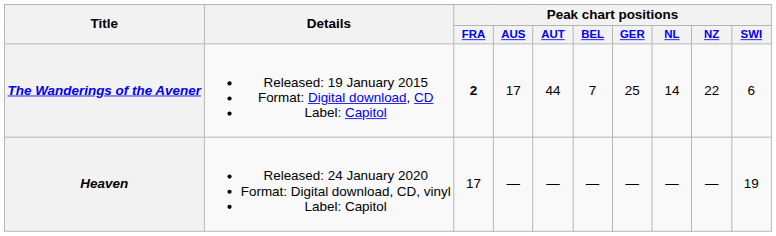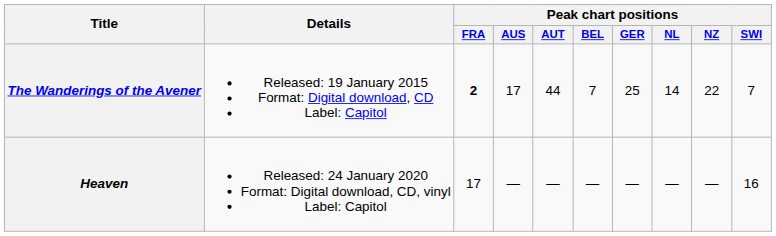(751, 90) 6 -> (751, 90) 7
(751, 184) 19 -> (751, 184) 16
